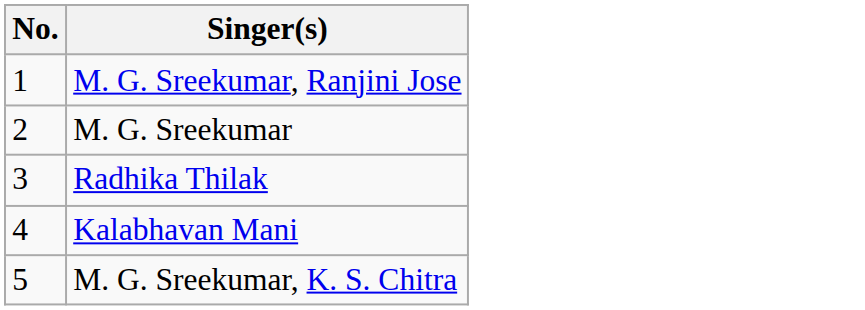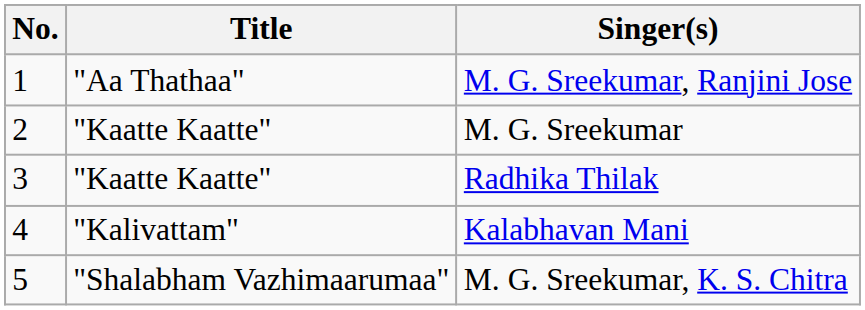+ column: (261, 29)
